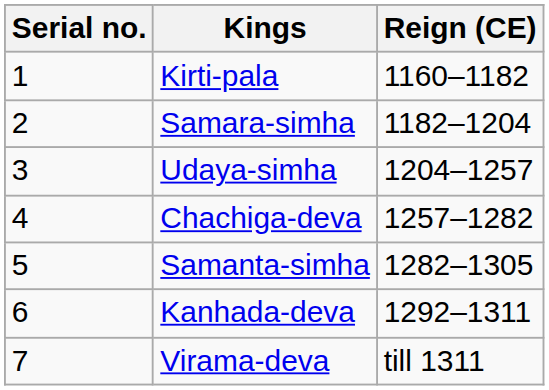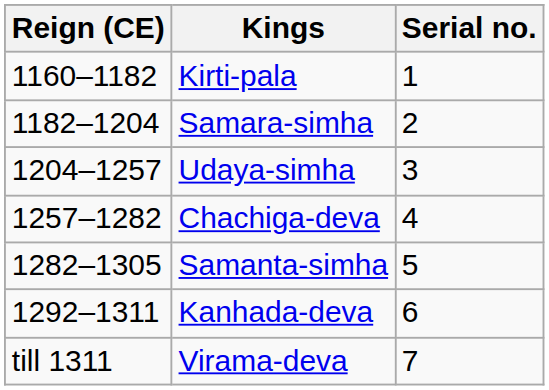columns swapped: (79, 28) <-> (460, 28)
